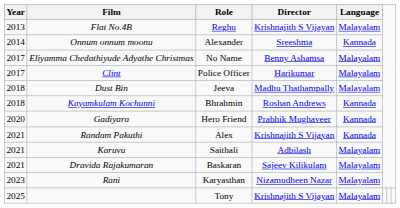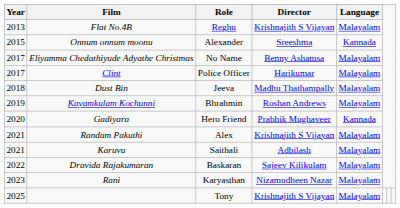(16, 42) 2014 -> (16, 42) 2015
(16, 104) 2018 -> (16, 104) 2019
(359, 104) Kannada -> (359, 104) Malayalam
(359, 134) Kannada -> (359, 134) Malayalam
(16, 165) 2021 -> (16, 165) 2022
